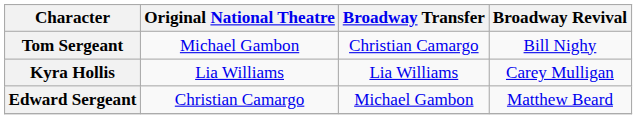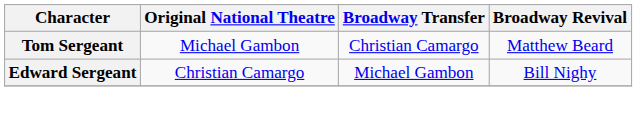(560, 45) Bill Nighy -> (560, 45) Matthew Beard
- row: (72, 72)
(560, 99) Matthew Beard -> (560, 72) Bill Nighy
